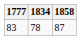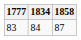(35, 27) 78 -> (35, 27) 84
